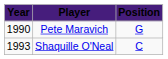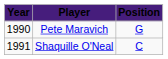(19, 46) 1993 -> (19, 46) 1991
